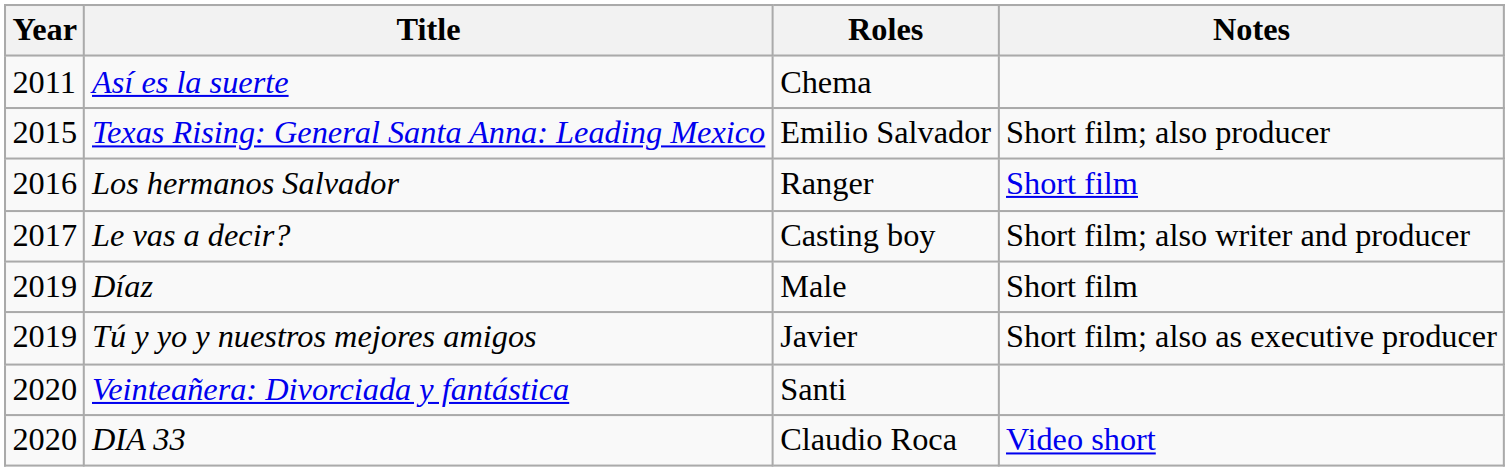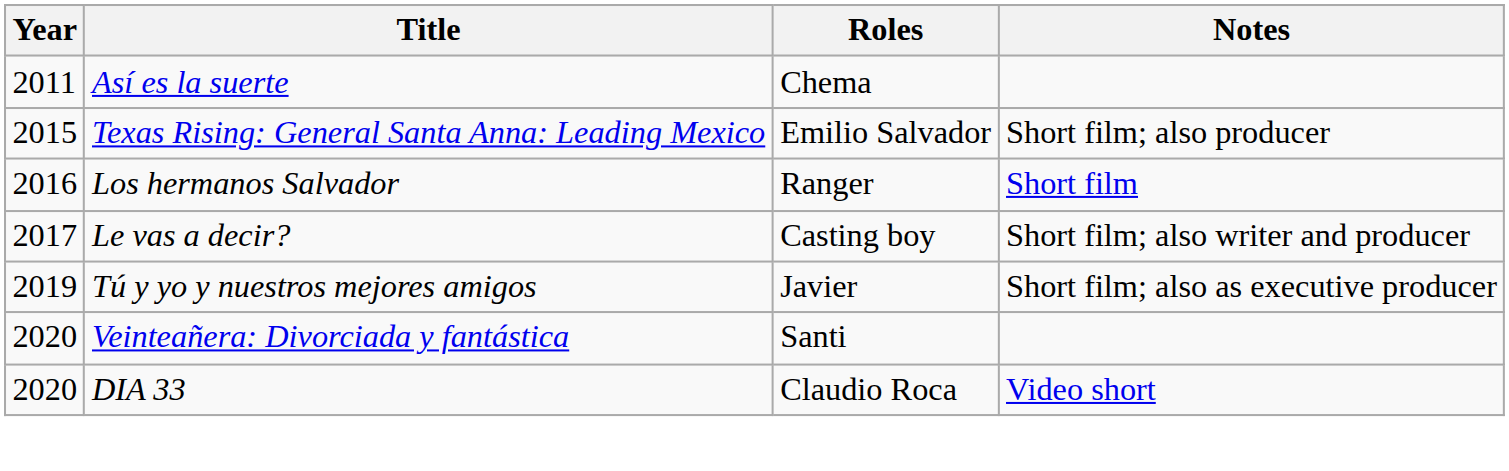- row: (123, 286)
